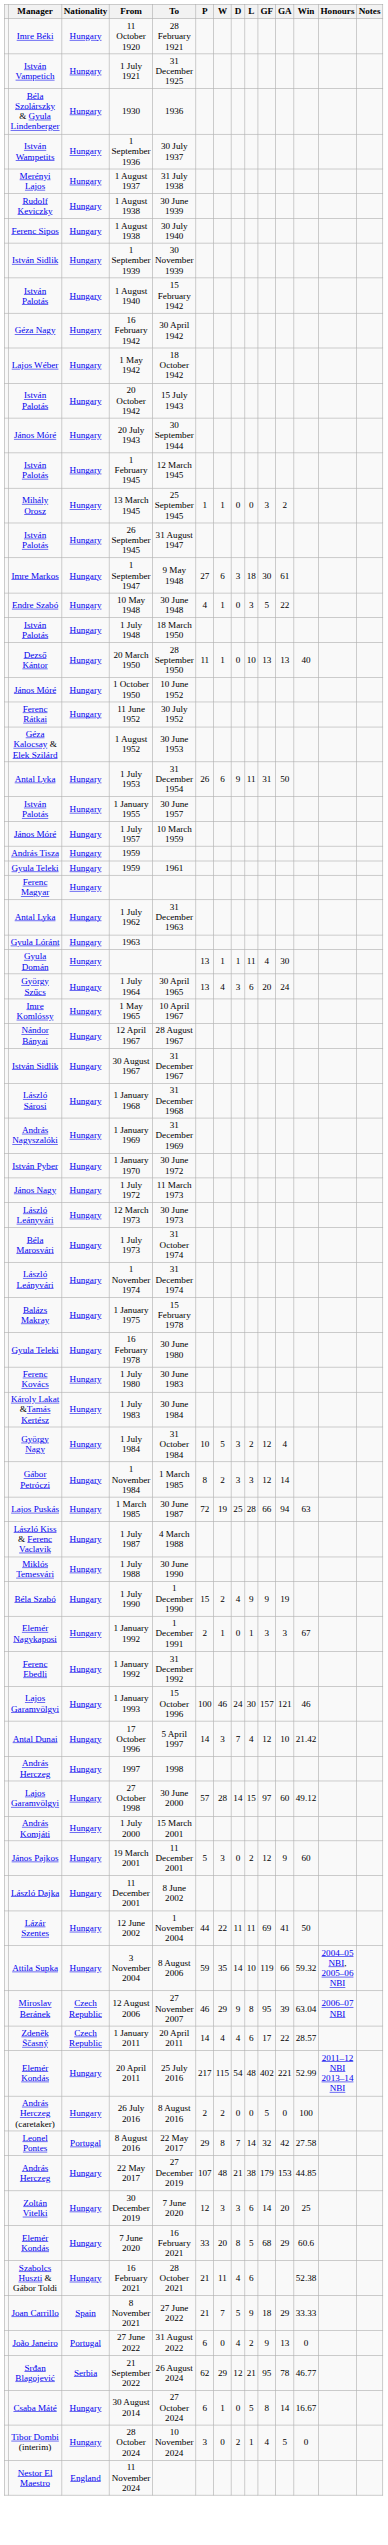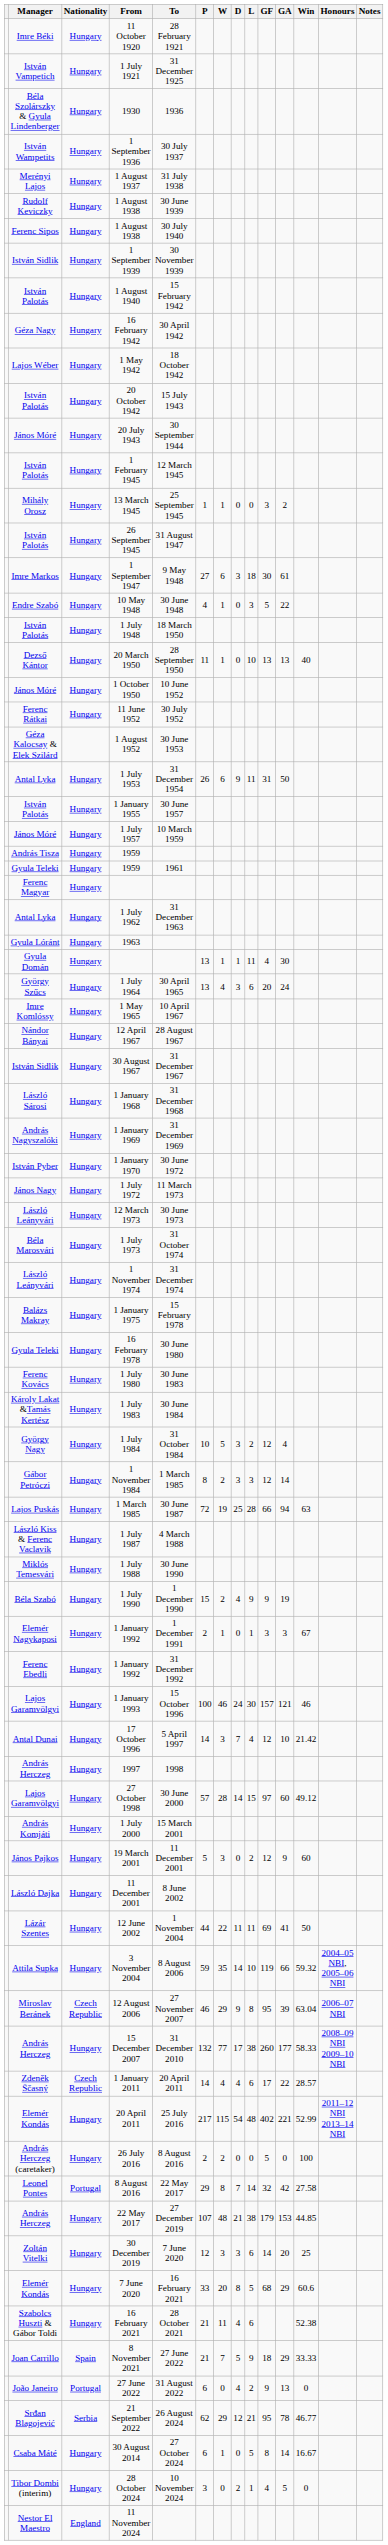+ row: (35, 2048)
